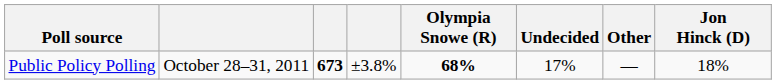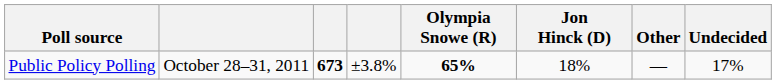columns swapped: (713, 27) <-> (560, 37)
(458, 65) 68% -> (458, 65) 65%
